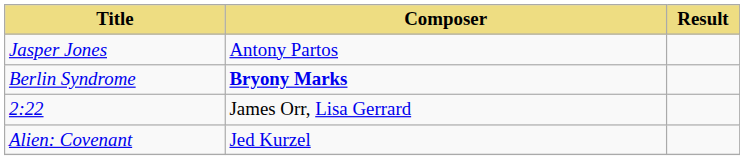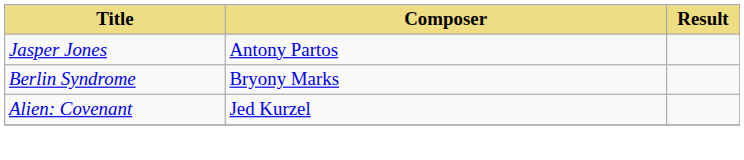(288, 79) bold -> (284, 79) normal
- row: (26, 109)
